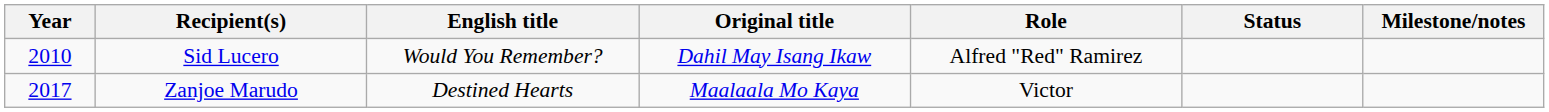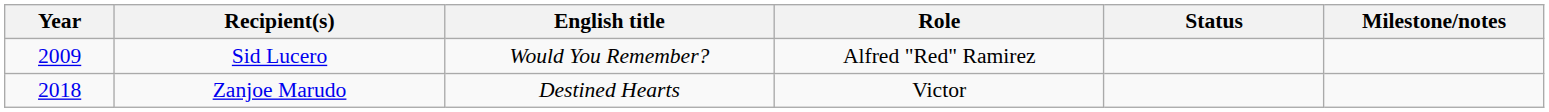- column: (774, 21)
(50, 55) 2010 -> (60, 55) 2009
(50, 90) 2017 -> (60, 90) 2018
